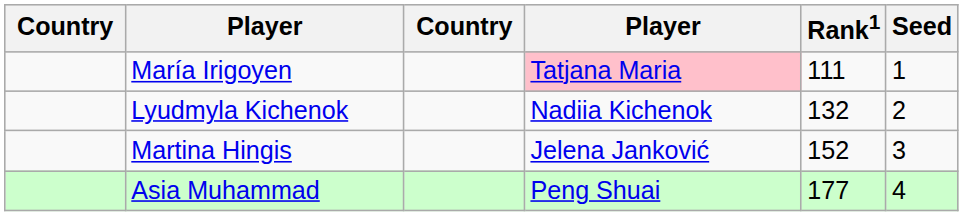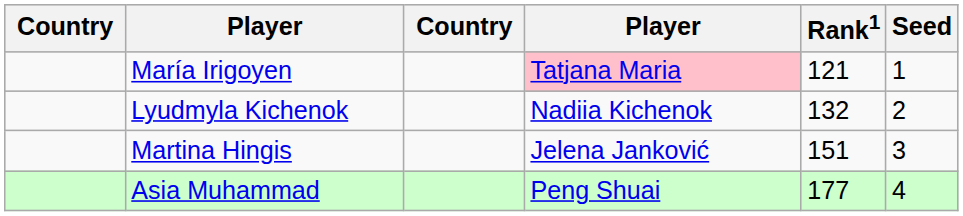(826, 71) 111 -> (828, 71) 121
(828, 150) 152 -> (828, 150) 151
